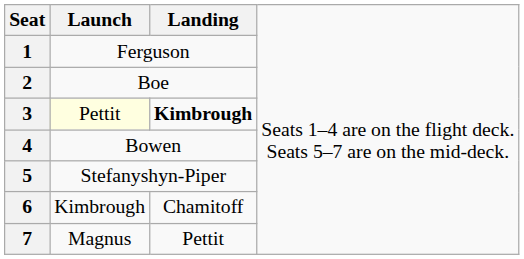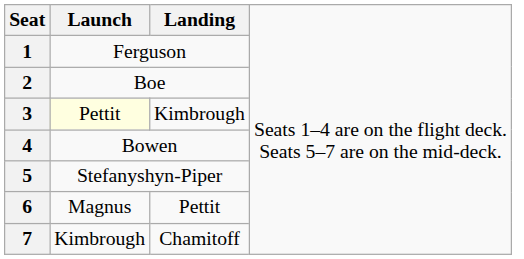(203, 113) bold -> (199, 113) normal
(100, 207) Kimbrough -> (100, 207) Magnus
(203, 207) Chamitoff -> (199, 207) Pettit
(100, 238) Magnus -> (100, 238) Kimbrough
(203, 238) Pettit -> (199, 238) Chamitoff
